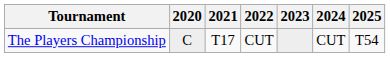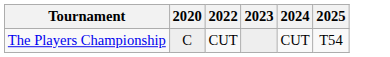- column: (223, 16)
